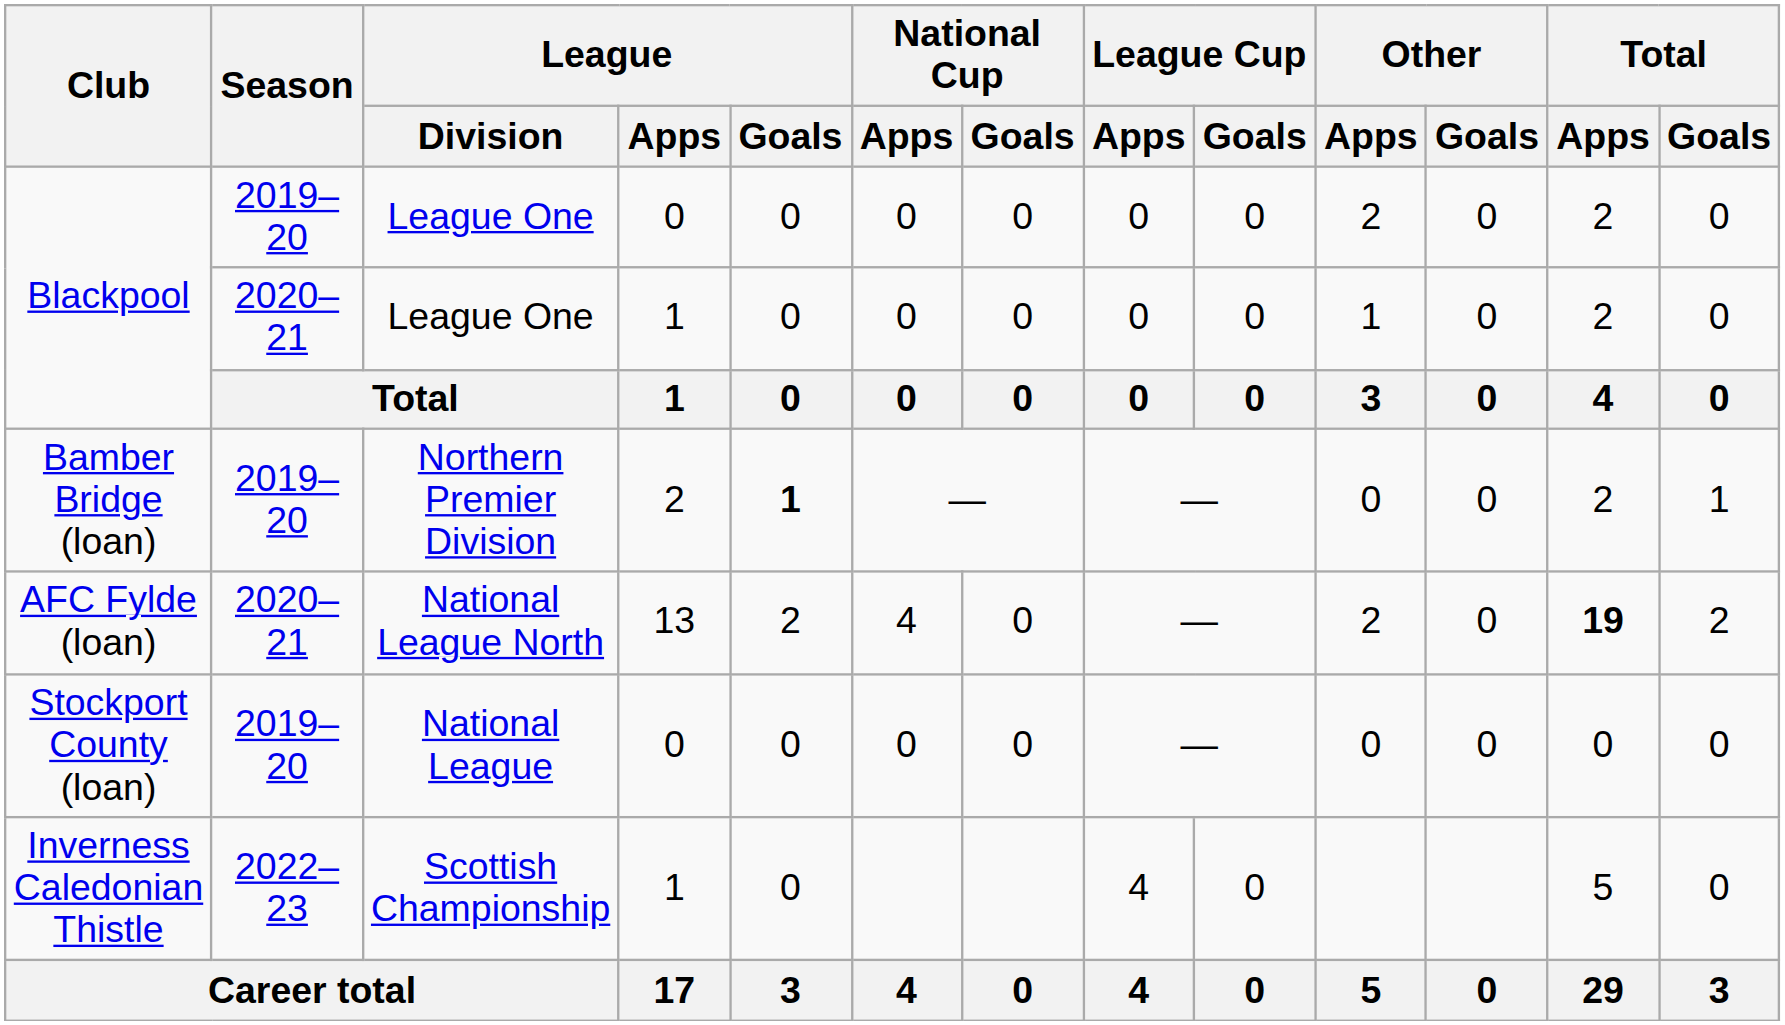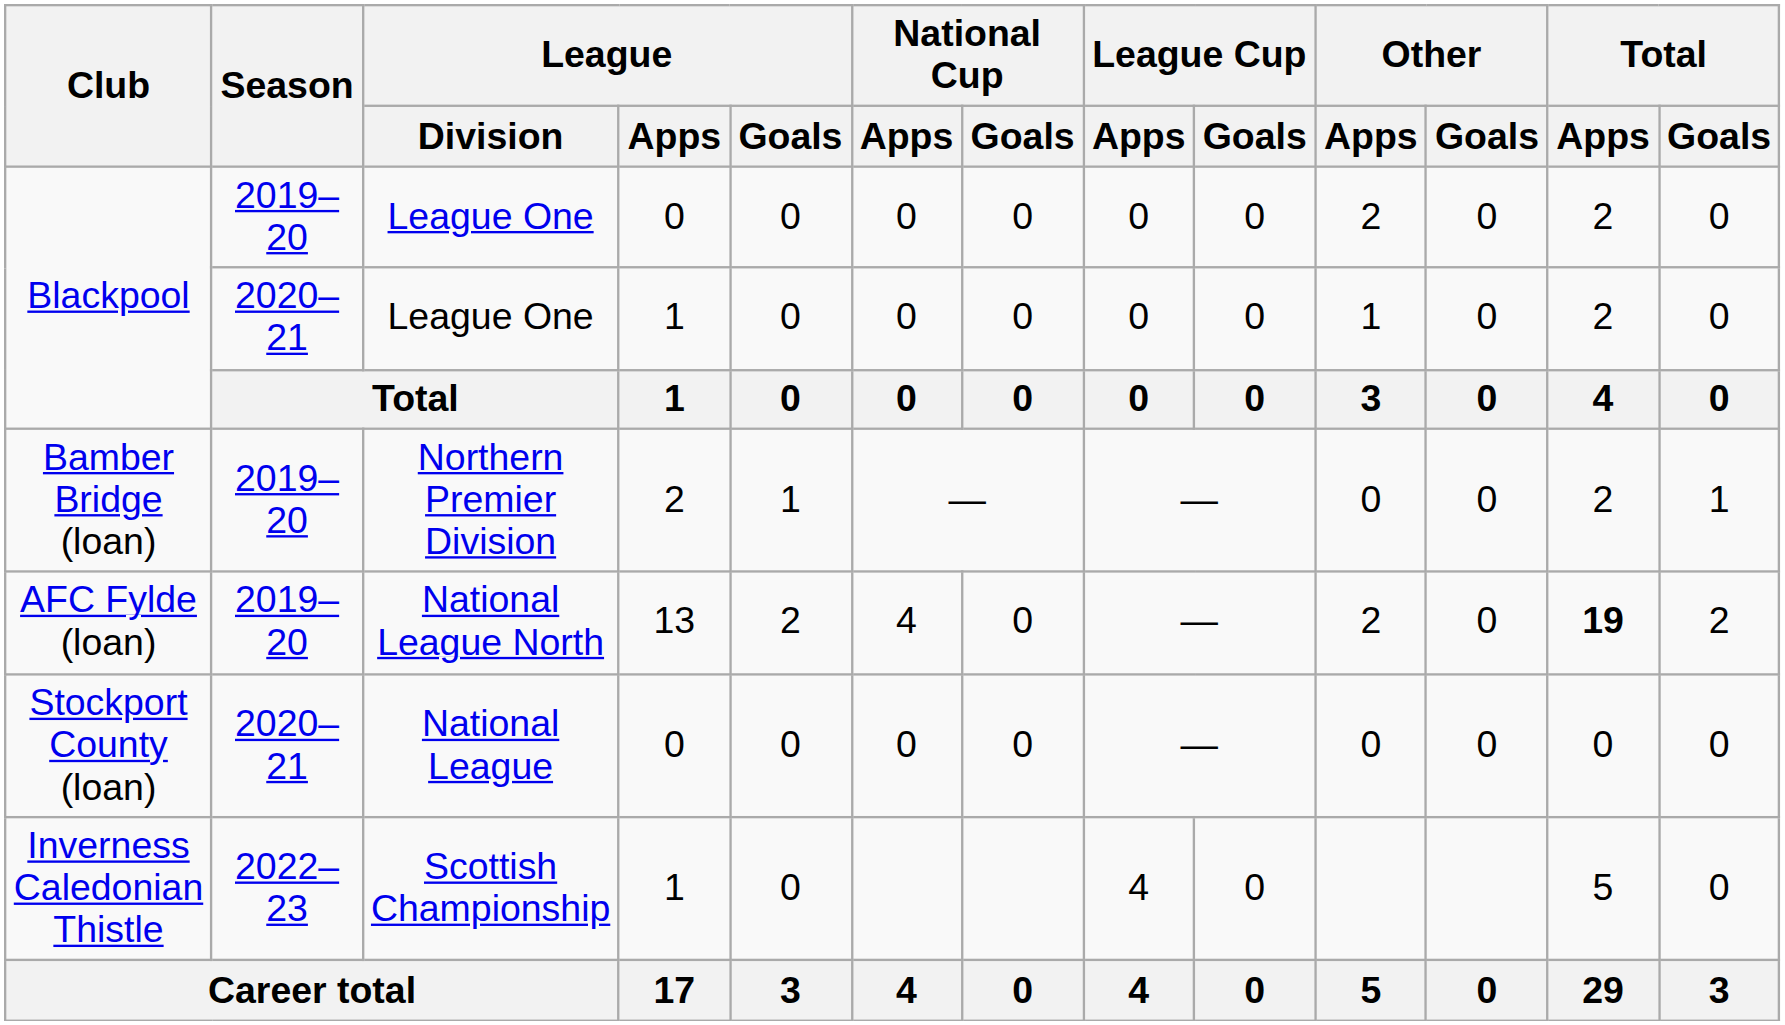(790, 499) bold -> (790, 499) normal
(287, 622) 2020–21 -> (287, 622) 2019–20
(287, 744) 2019–20 -> (287, 744) 2020–21
